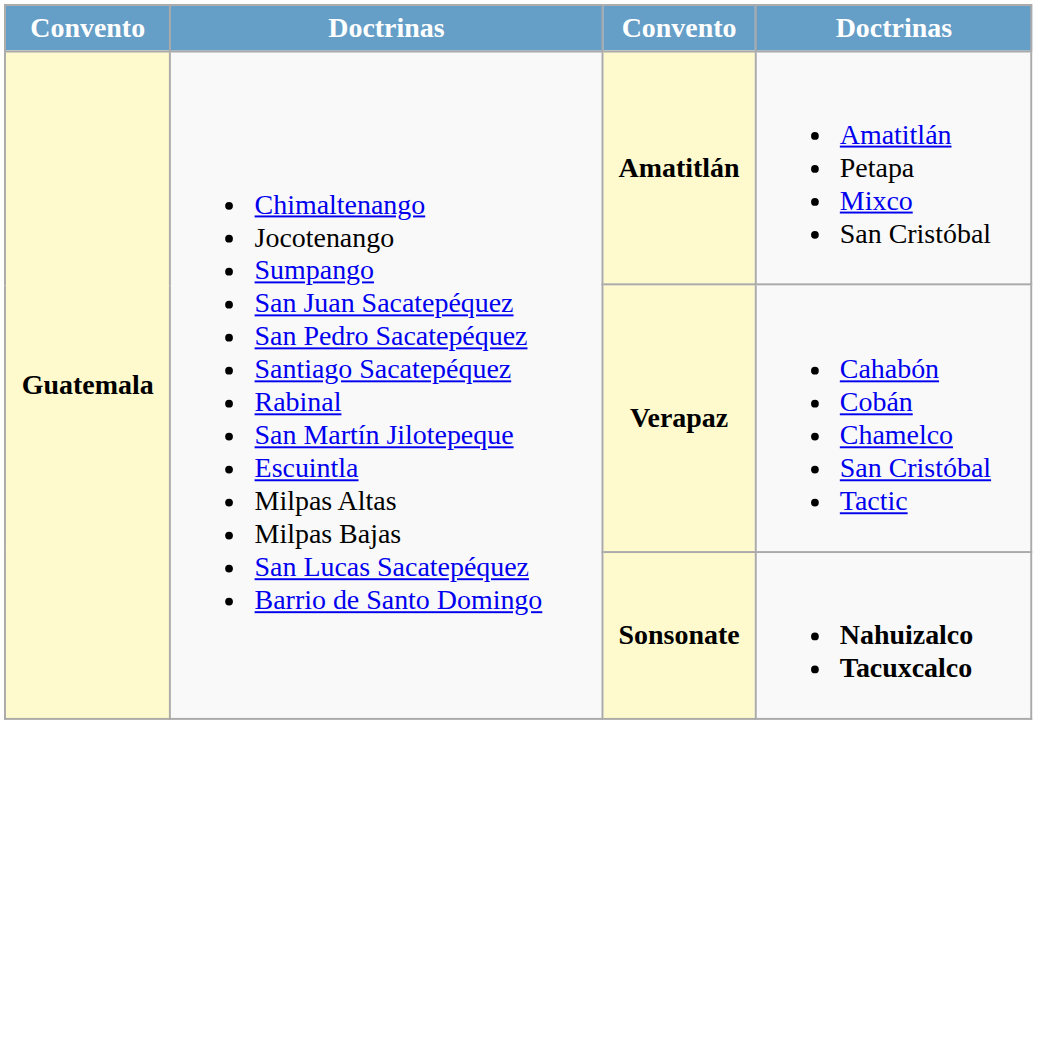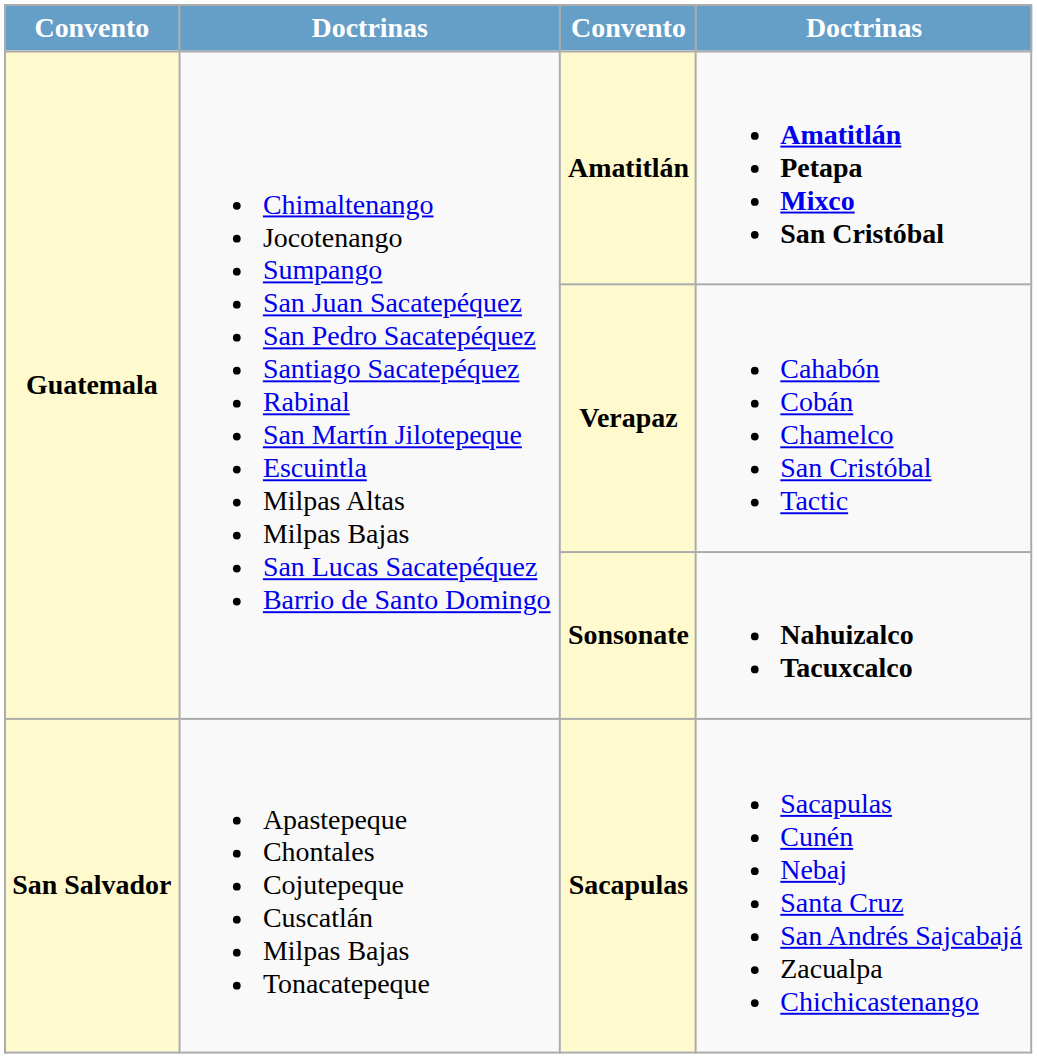(894, 185) normal -> (864, 185) bold
+ row: (628, 885)
